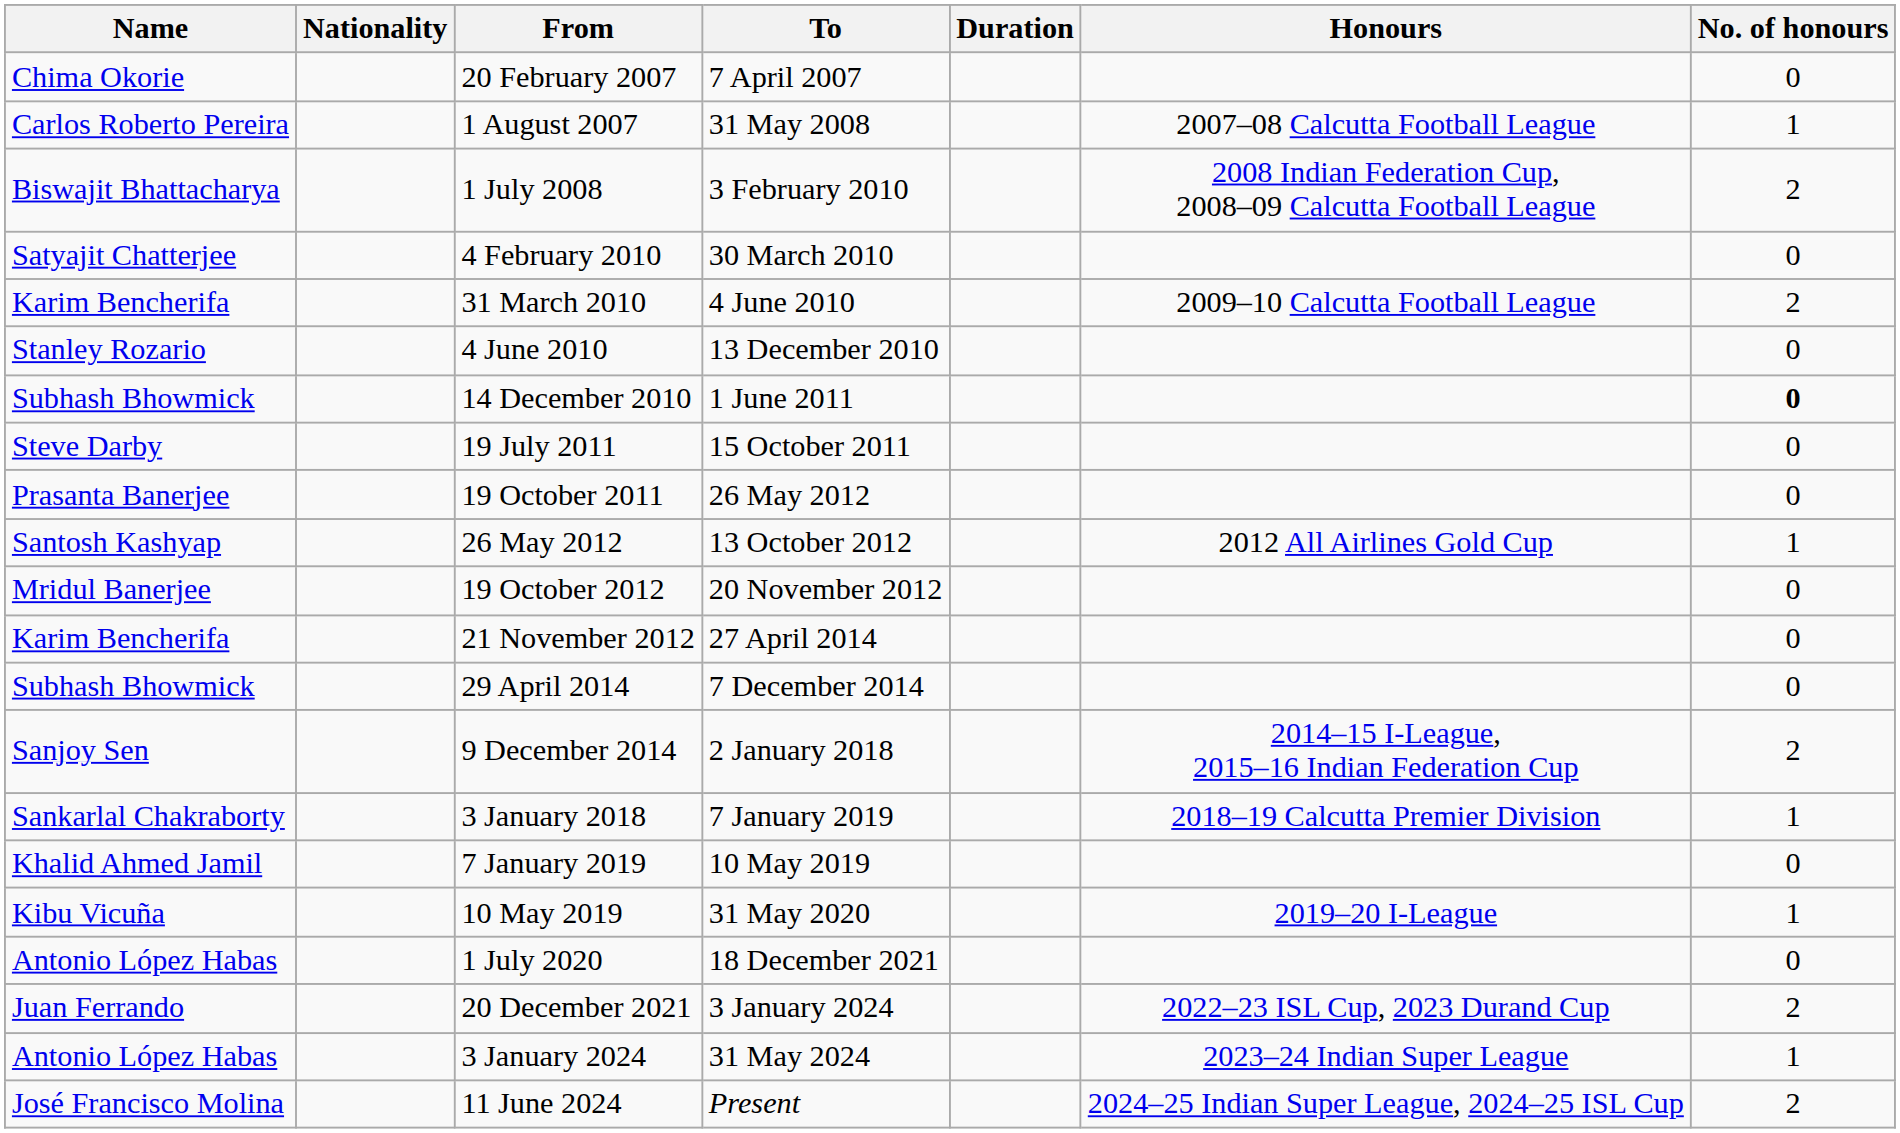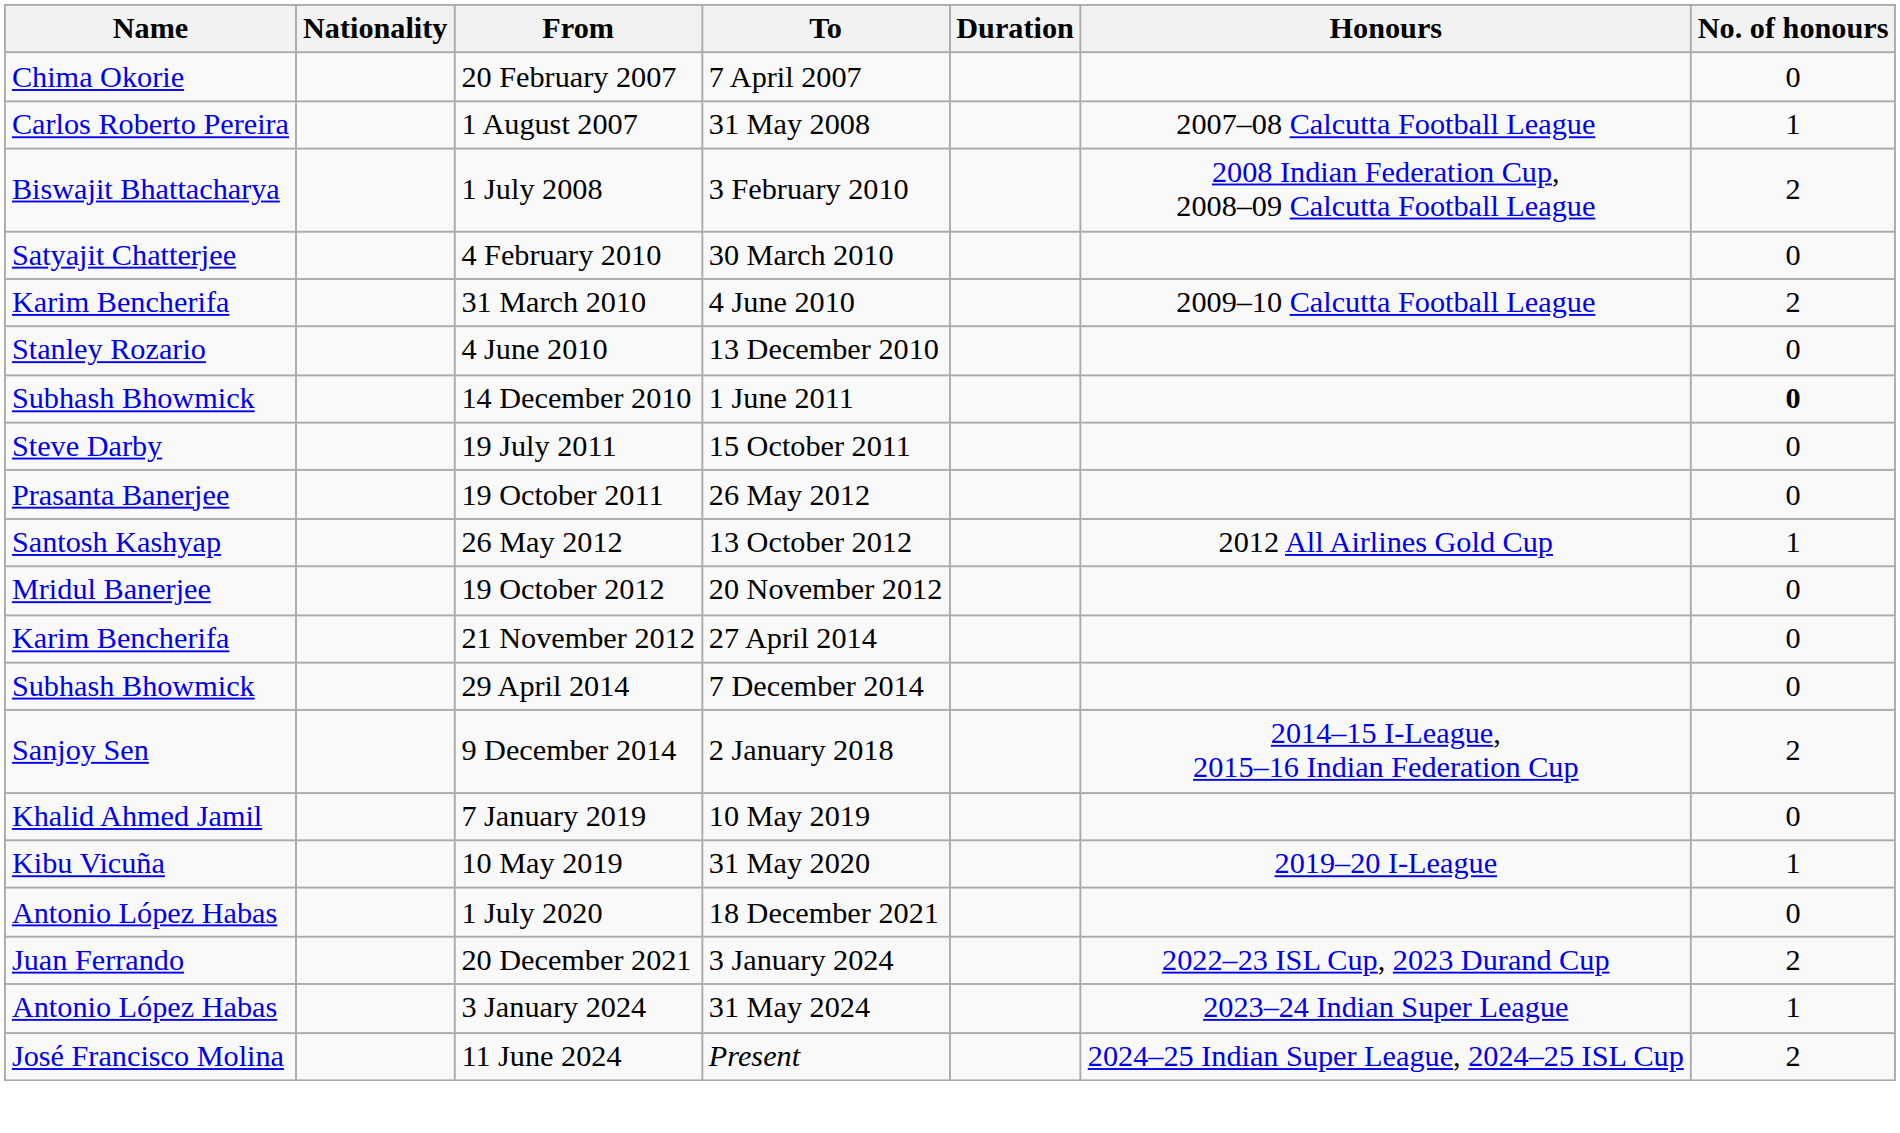- row: (554, 815)
